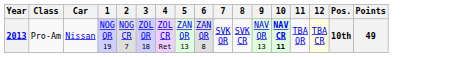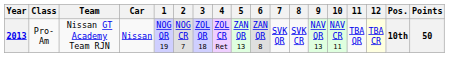+ column: (90, 11)
(281, 35) bold -> (337, 35) normal
(371, 35) 49 -> (427, 35) 50
